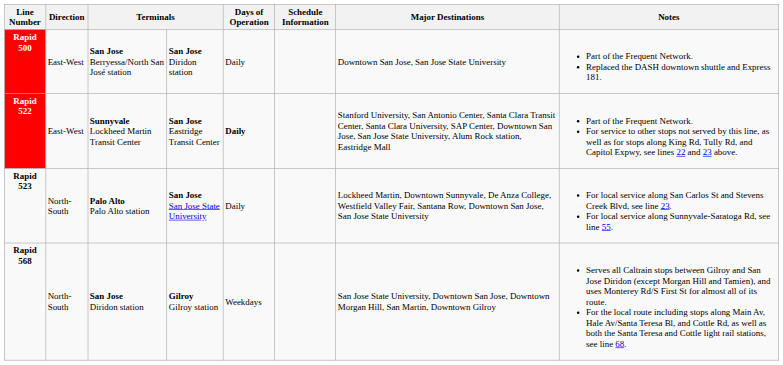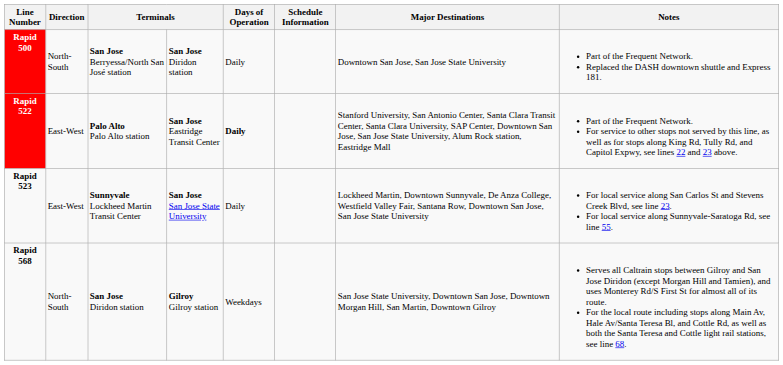(66, 62) East-West -> (60, 62) North-South
(121, 131) Sunnyvale Lockheed Martin Transit Center -> (120, 131) Palo Alto Palo Alto station
(60, 206) North-South -> (66, 206) East-West
(120, 206) Palo Alto Palo Alto station -> (121, 206) Sunnyvale Lockheed Martin Transit Center
